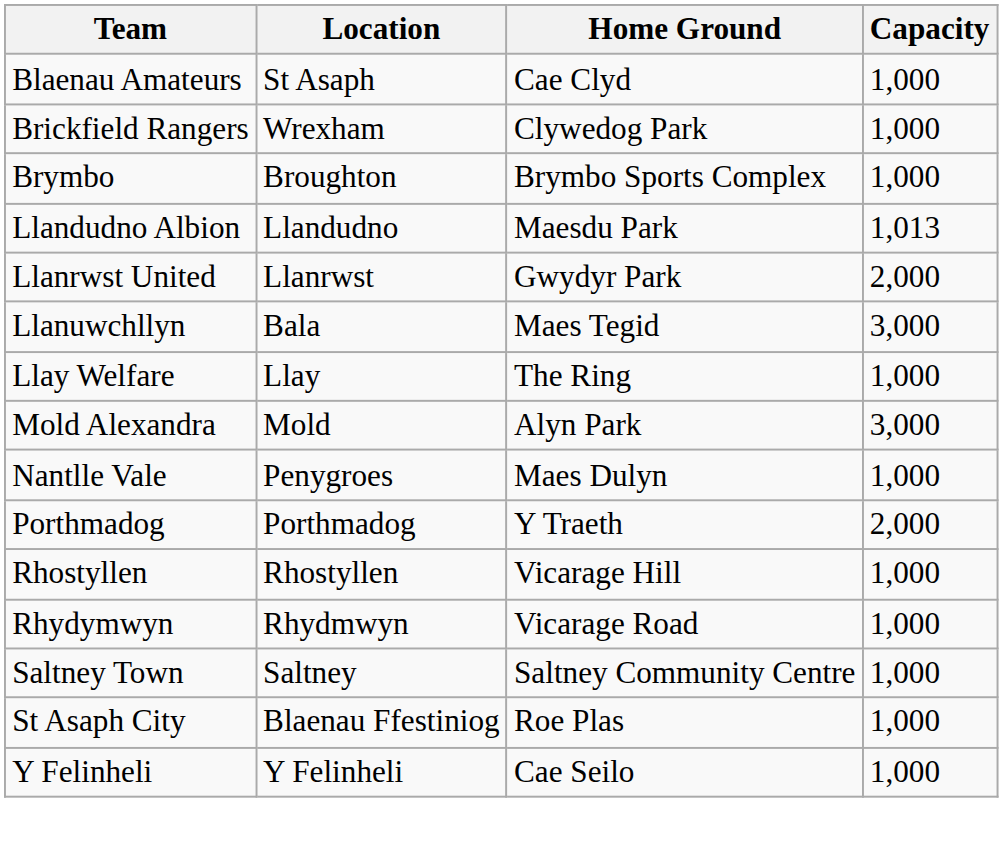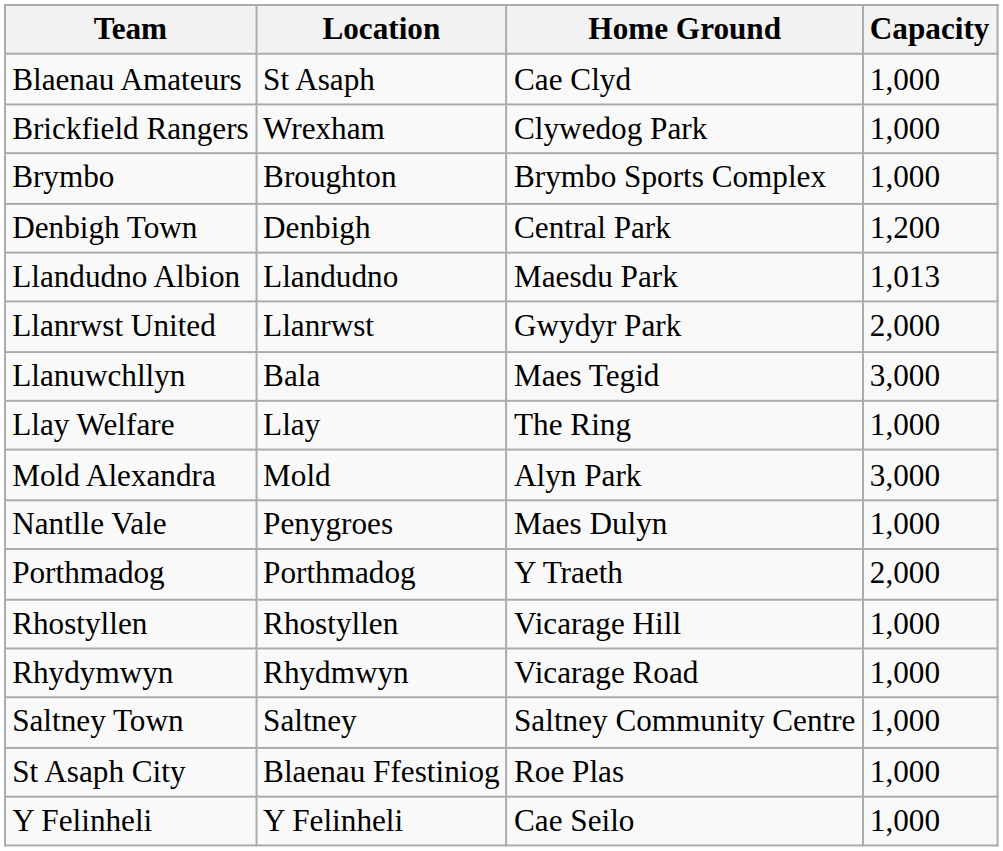+ row: (105, 227)
